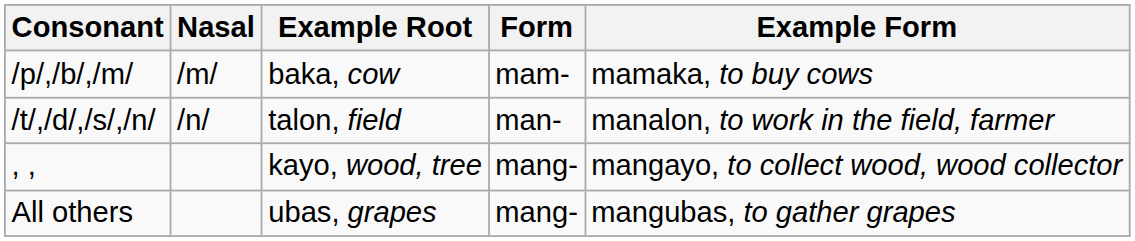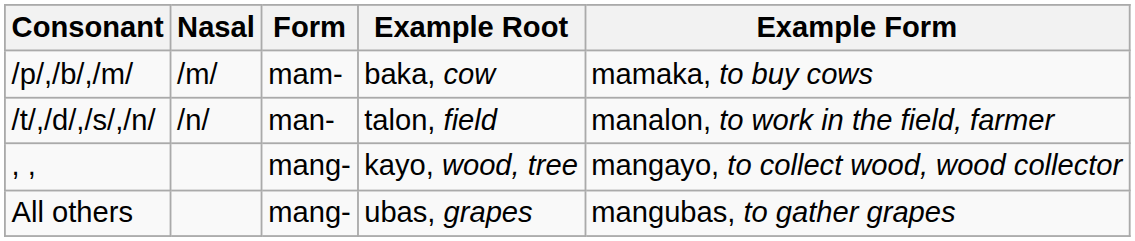columns swapped: (537, 27) <-> (375, 27)
